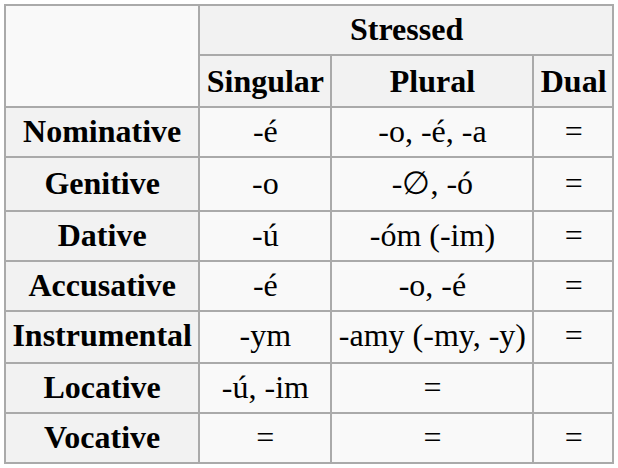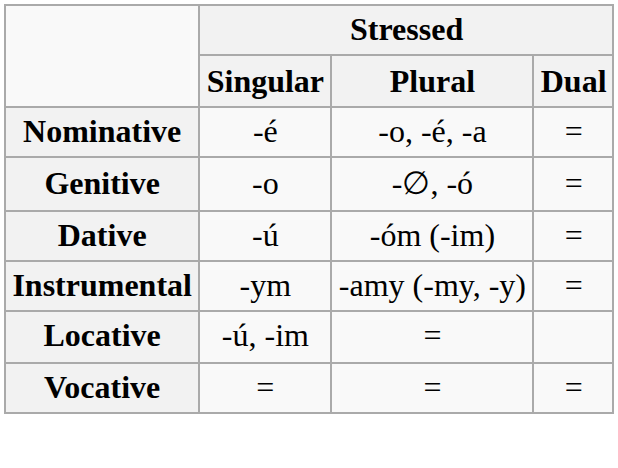- row: (102, 285)
